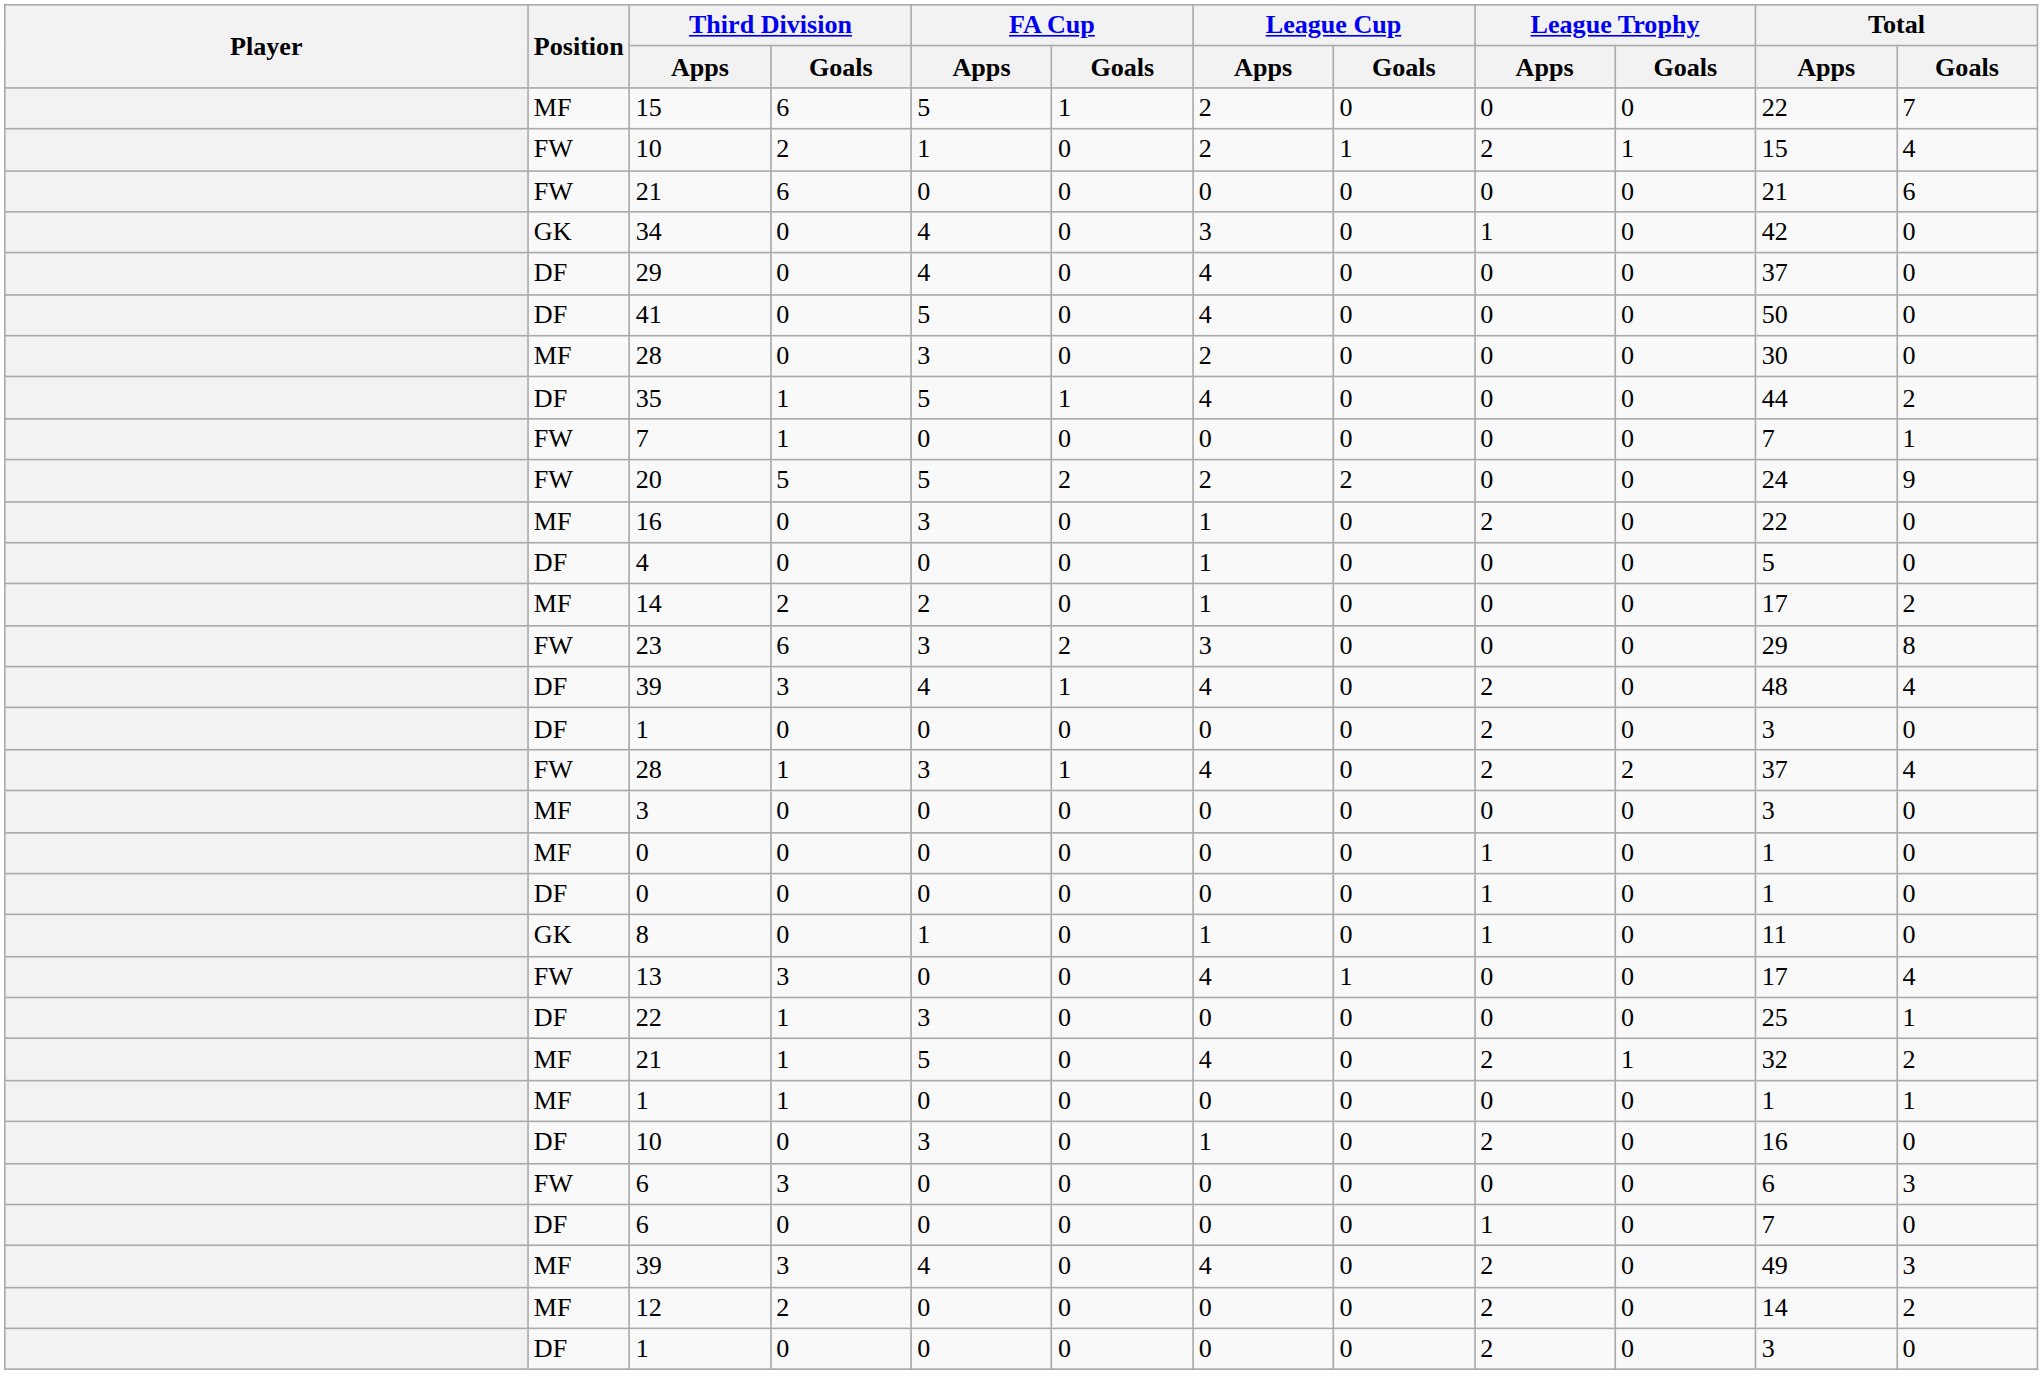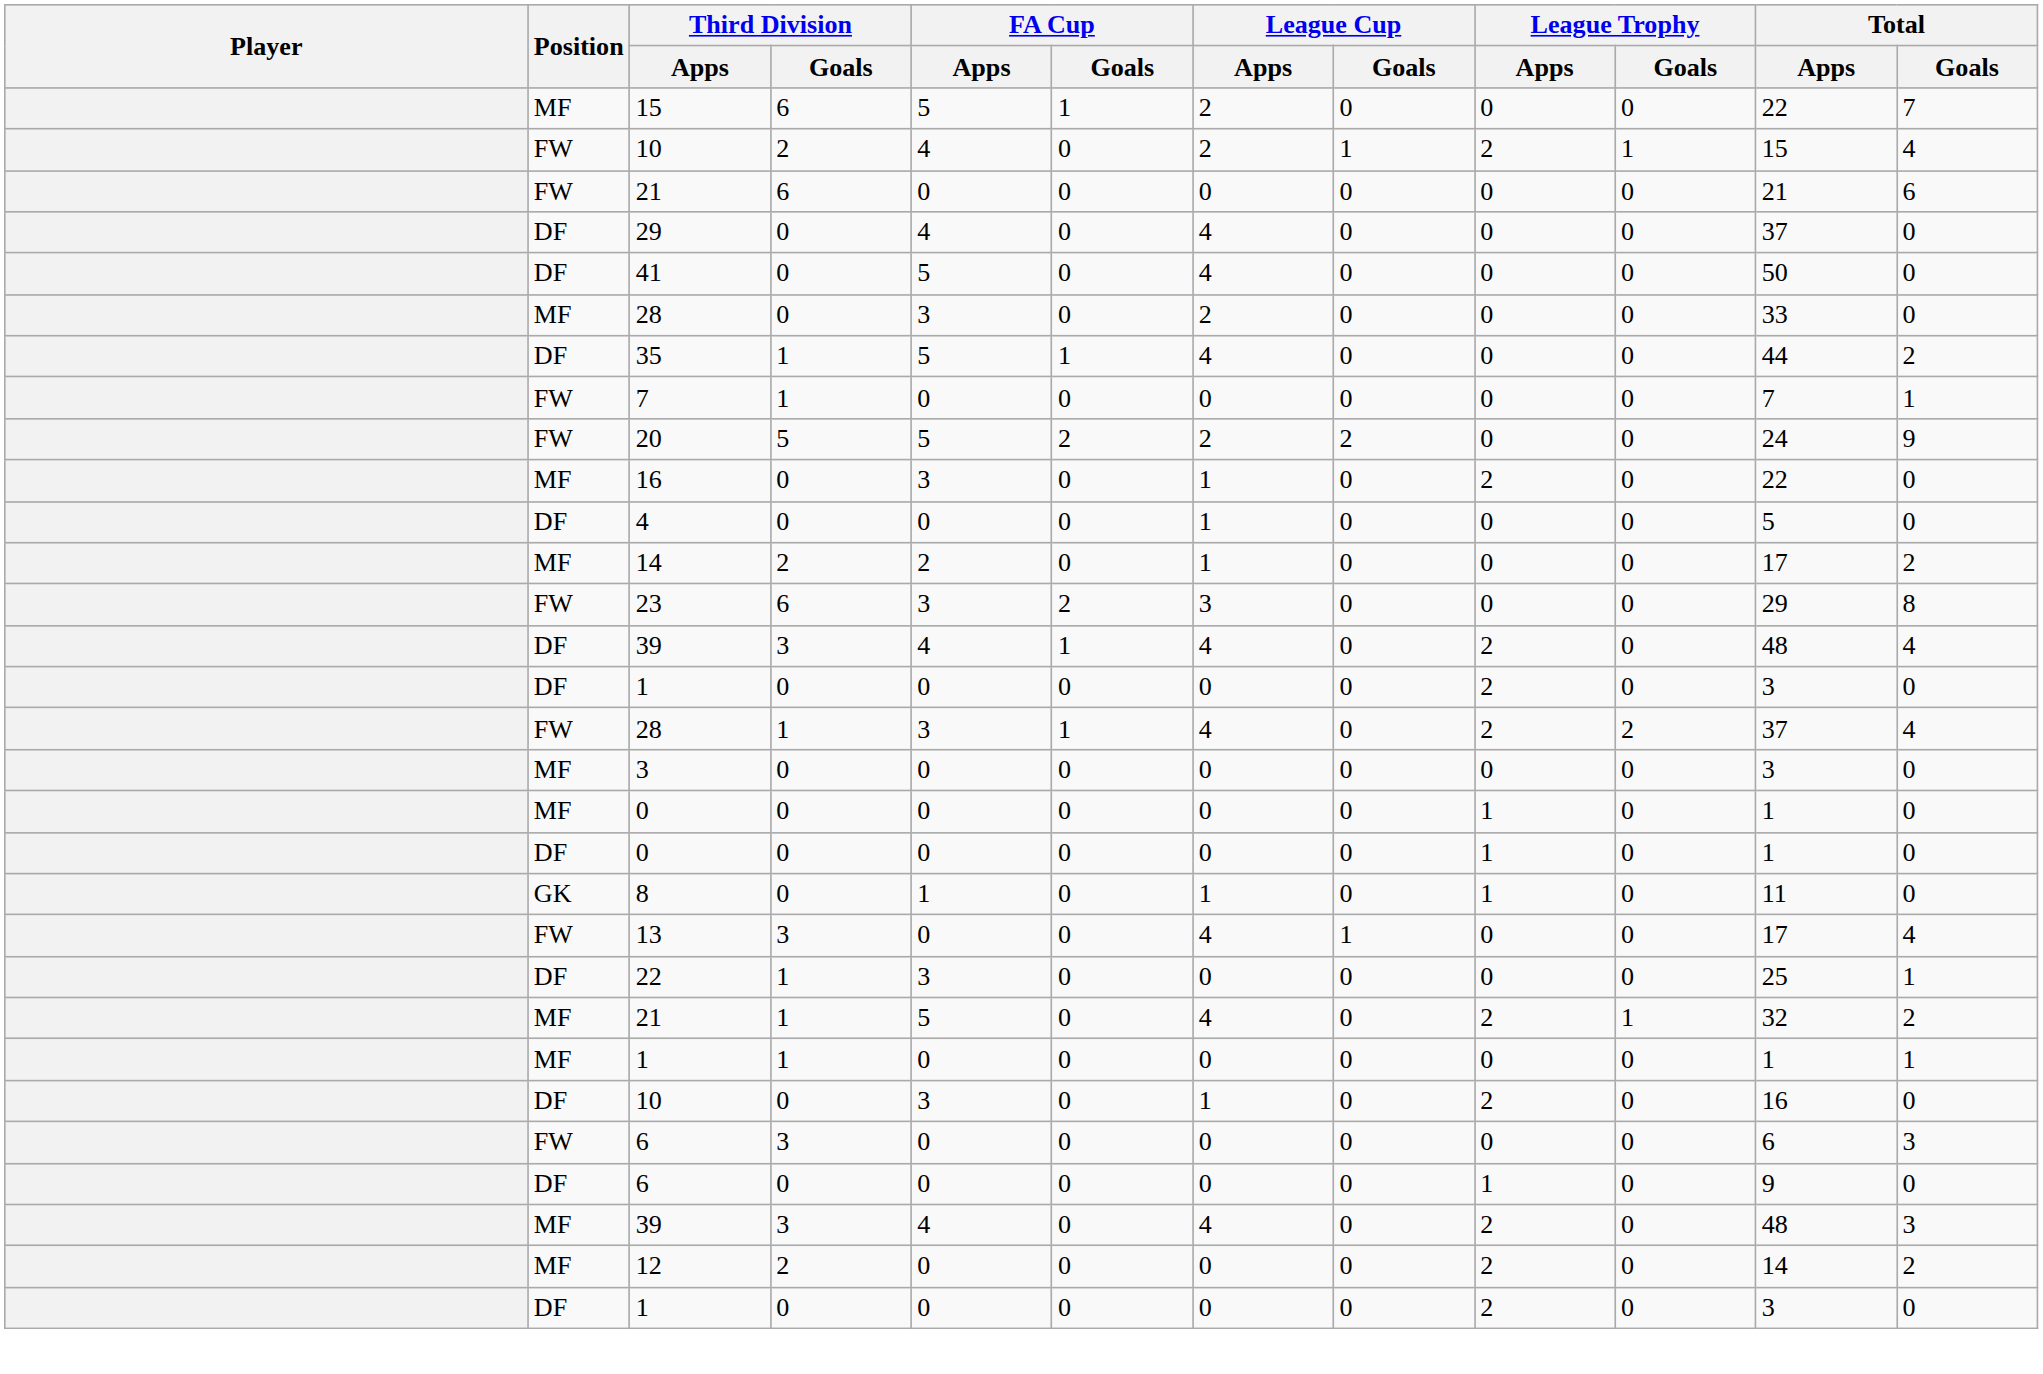(924, 149) 1 -> (924, 149) 4
- row: (553, 231)
(1775, 356) 30 -> (1775, 314) 33
(1768, 1224) 7 -> (1768, 1183) 9
(1775, 1266) 49 -> (1775, 1224) 48
